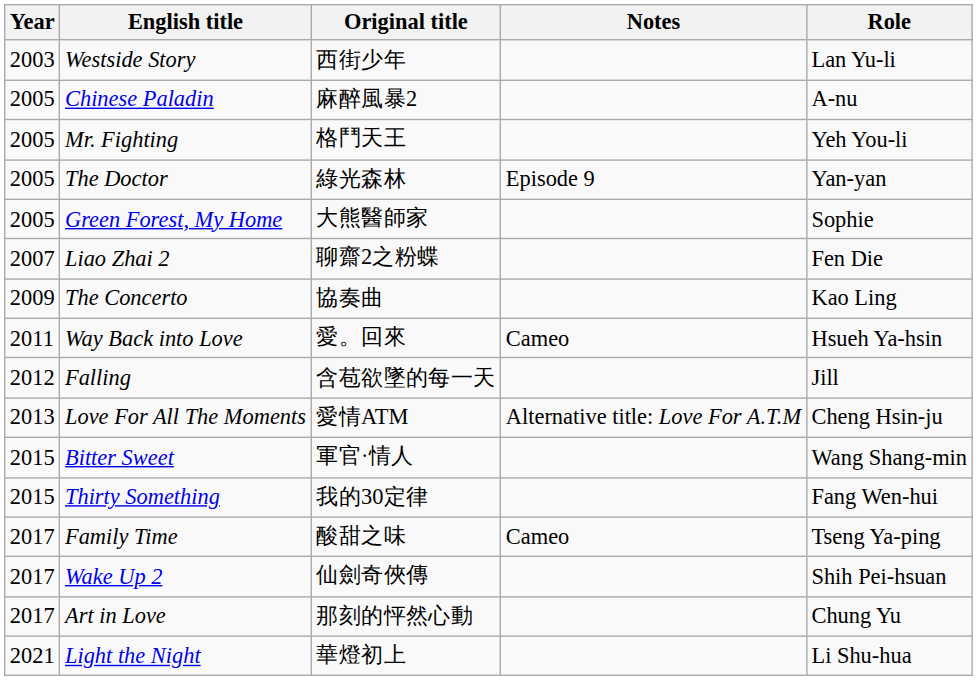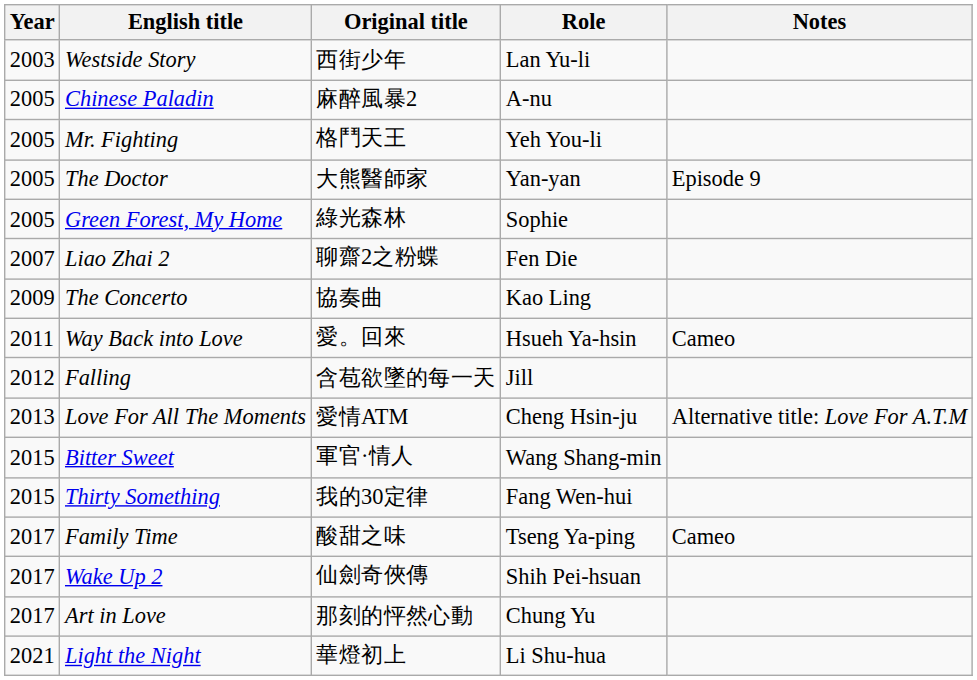columns swapped: (889, 22) <-> (653, 22)
(361, 178) 綠光森林 -> (372, 178) 大熊醫師家
(372, 218) 大熊醫師家 -> (361, 218) 綠光森林
